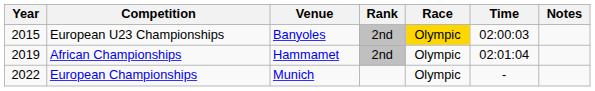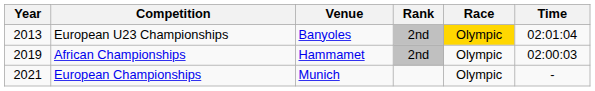- column: (564, 14)
(26, 34) 2015 -> (28, 34) 2013
(504, 34) 02:00:03 -> (552, 34) 02:01:04
(504, 55) 02:01:04 -> (552, 55) 02:00:03
(26, 75) 2022 -> (28, 75) 2021
